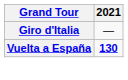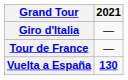+ row: (49, 48)
